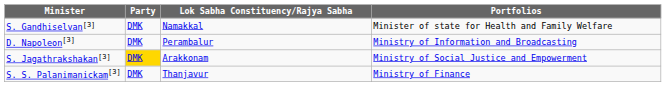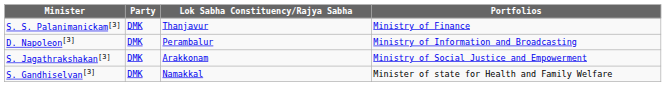rows swapped: (64, 74) <-> (51, 26)
(135, 58) gold background -> (135, 58) no background
